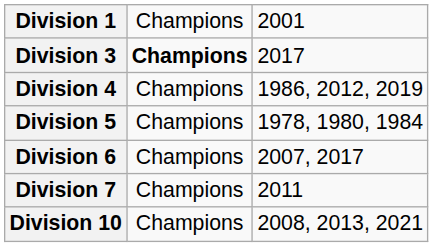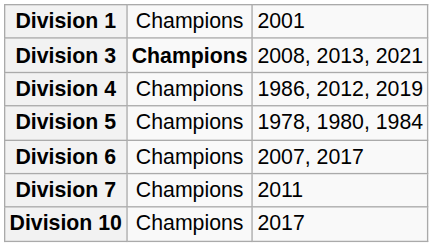(281, 55) 2017 -> (340, 55) 2008, 2013, 2021
(340, 223) 2008, 2013, 2021 -> (281, 223) 2017
